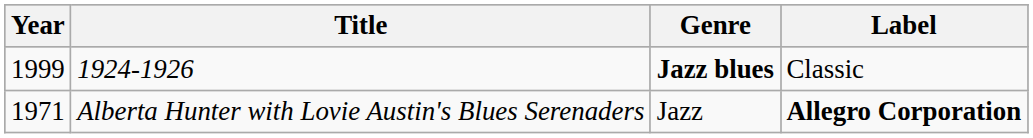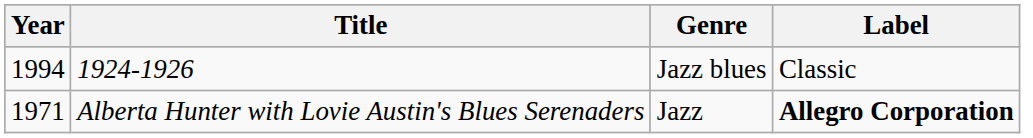(38, 68) 1999 -> (38, 68) 1994
(715, 68) bold -> (712, 68) normal
